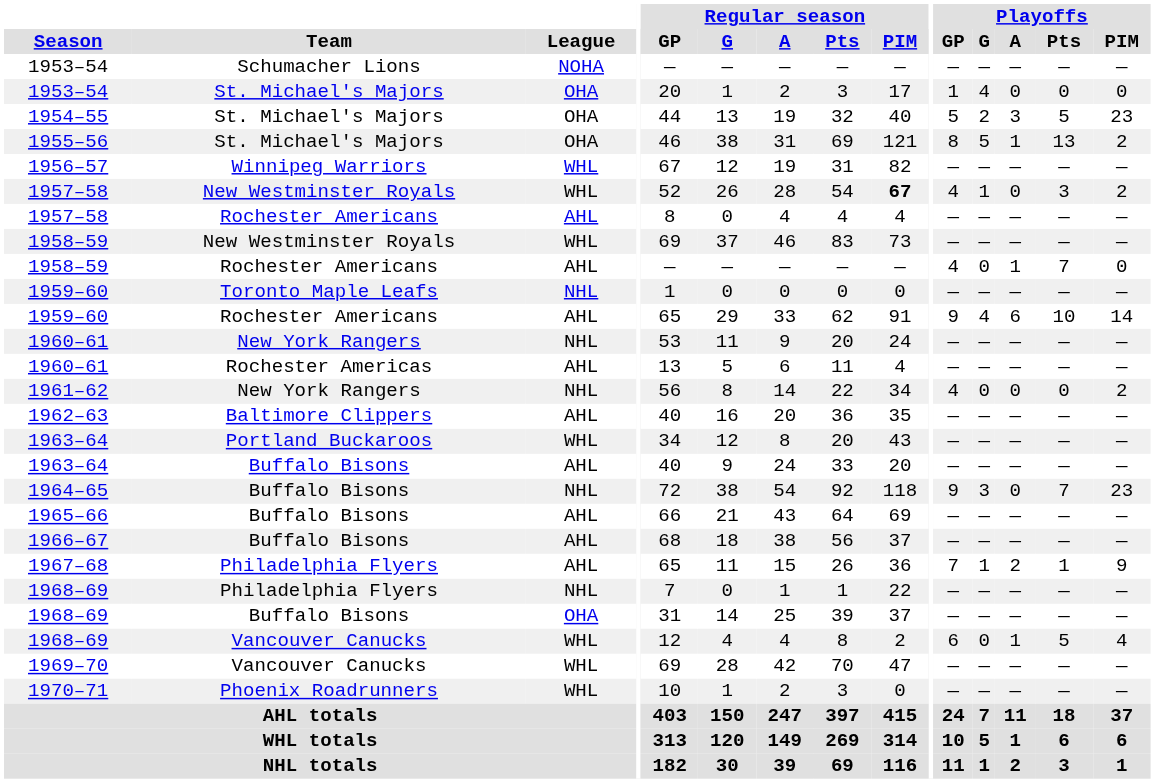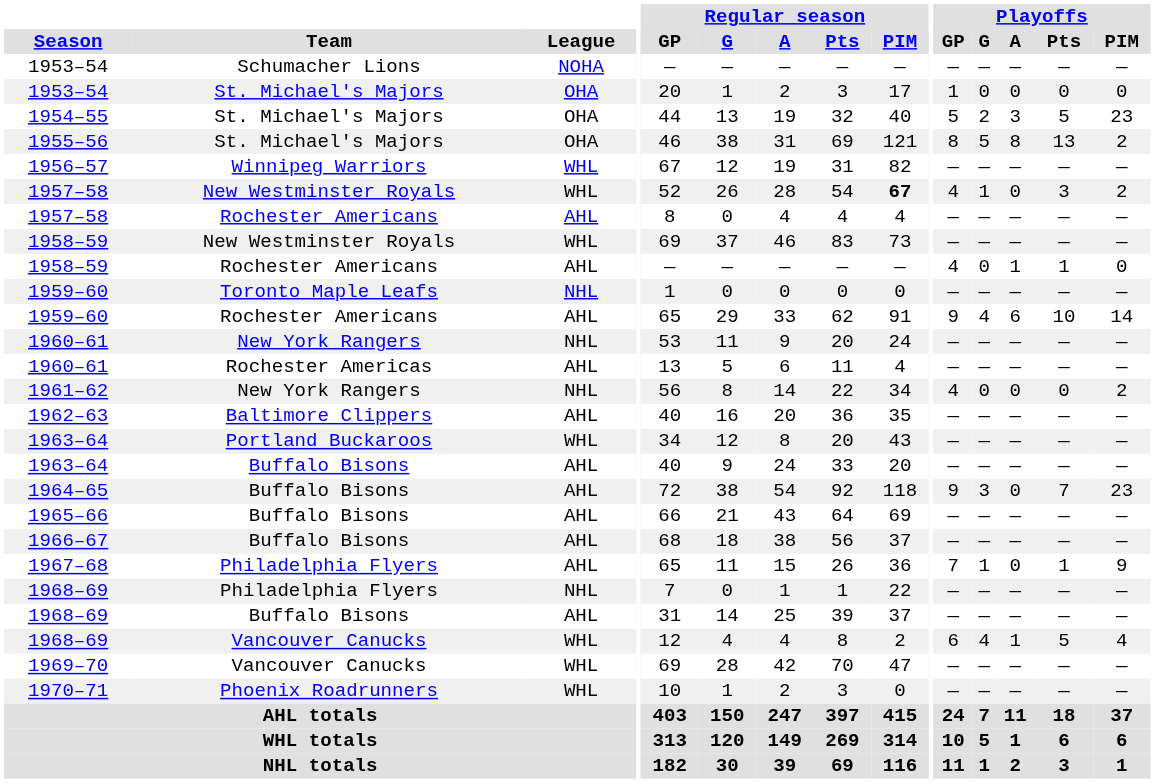(984, 91) 4 -> (984, 91) 0
(1015, 141) 1 -> (1015, 141) 8
(1064, 266) 7 -> (1064, 266) 1
(581, 491) NHL -> (581, 491) AHL
(1015, 566) 2 -> (1015, 566) 0
(581, 616) OHA -> (581, 616) AHL
(984, 641) 0 -> (984, 641) 4
